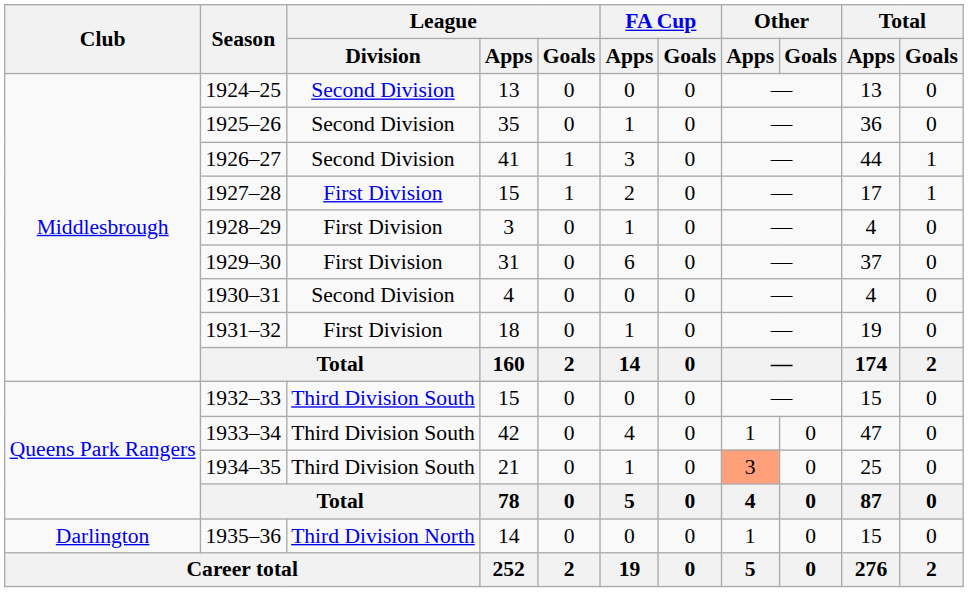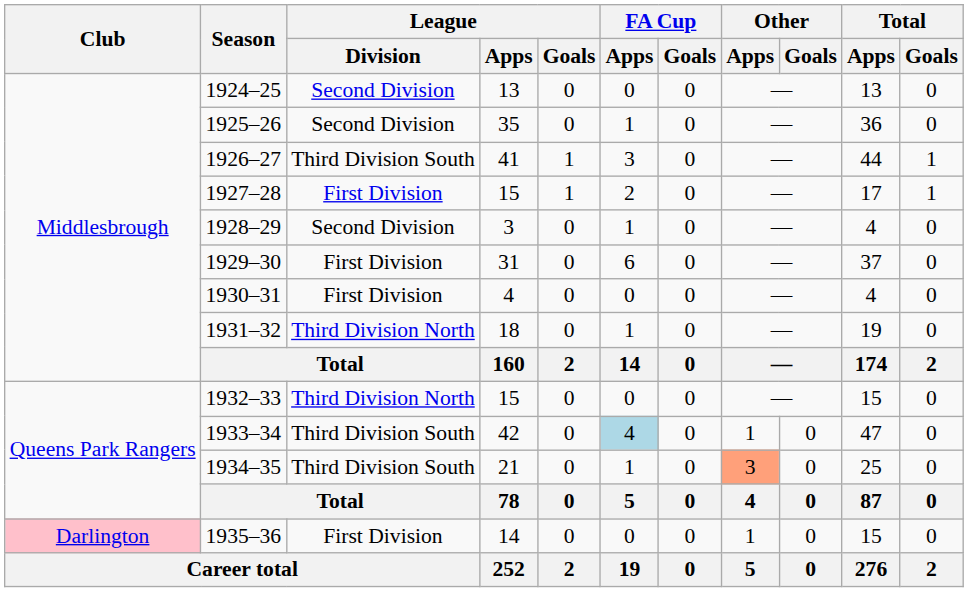(383, 158) Second Division -> (383, 158) Third Division South
(383, 227) First Division -> (383, 227) Second Division
(383, 295) Second Division -> (383, 295) First Division
(383, 329) First Division -> (383, 329) Third Division North
(383, 398) Third Division South -> (383, 398) Third Division North
(629, 432) no background -> (629, 432) lightblue background
(103, 535) no background -> (103, 535) pink background
(383, 535) Third Division North -> (383, 535) First Division
